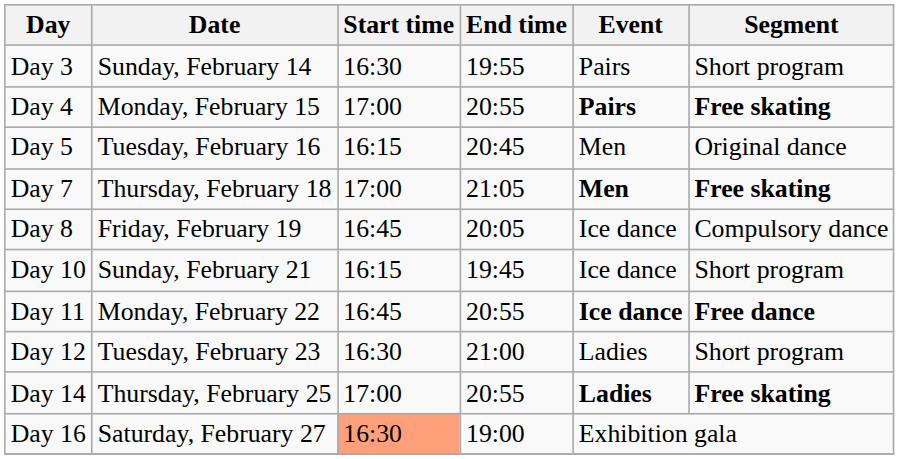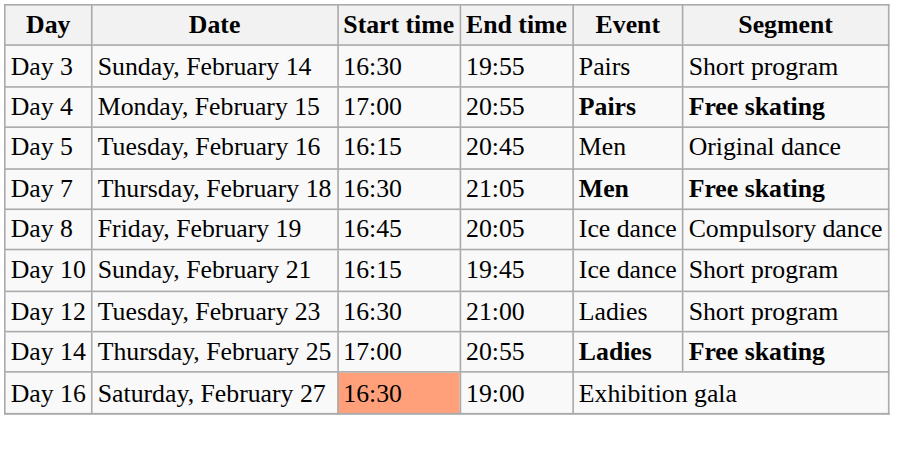(373, 188) 17:00 -> (373, 188) 16:30
- row: (48, 310)
